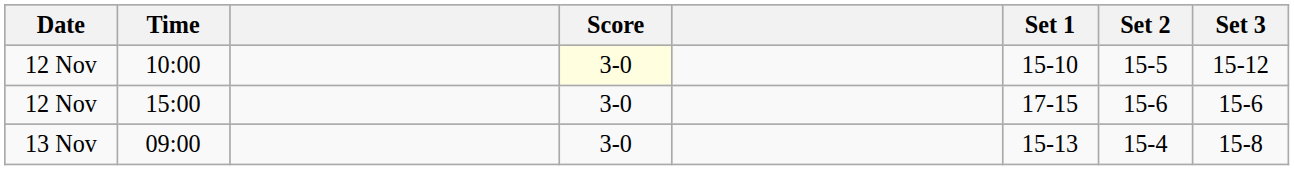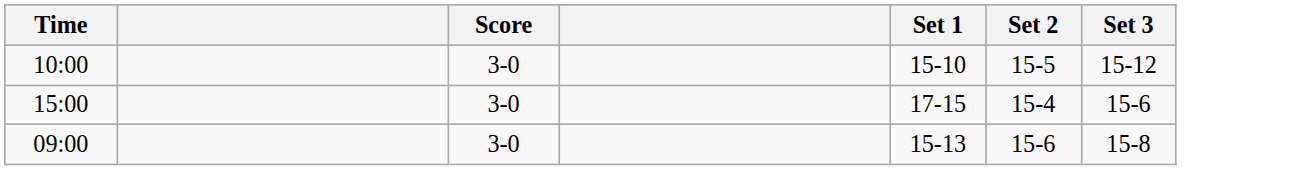- column: (61, 24)
(616, 64) lightyellow background -> (504, 64) no background
(1145, 104) 15-6 -> (1033, 104) 15-4
(1145, 144) 15-4 -> (1033, 144) 15-6
